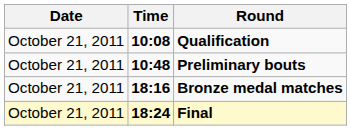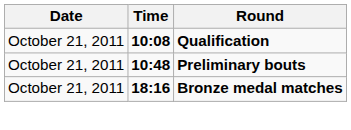- row: (195, 112)
